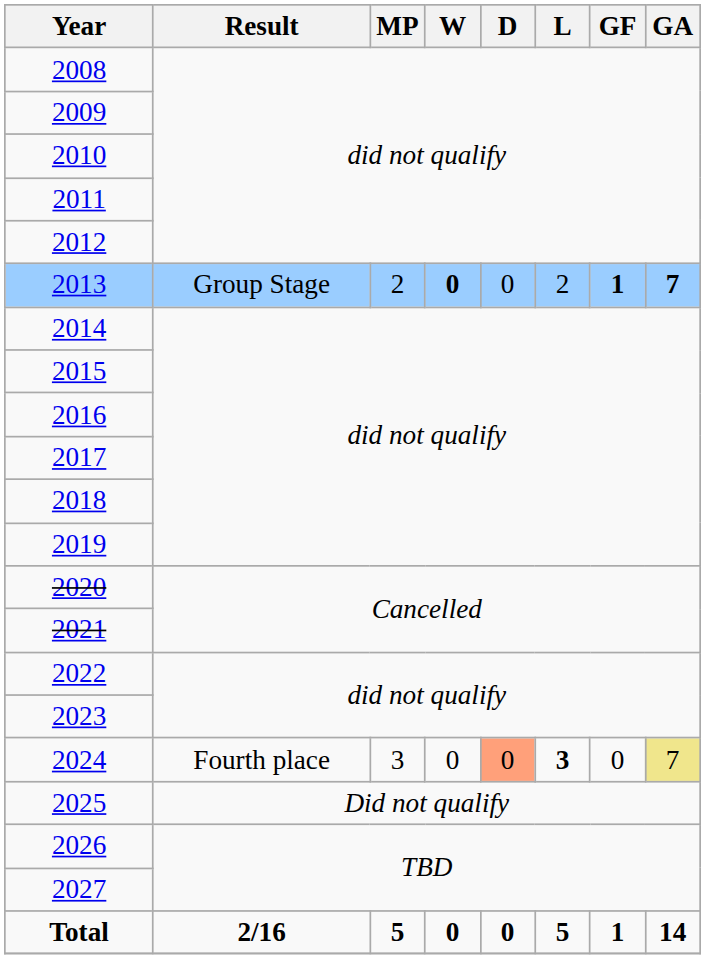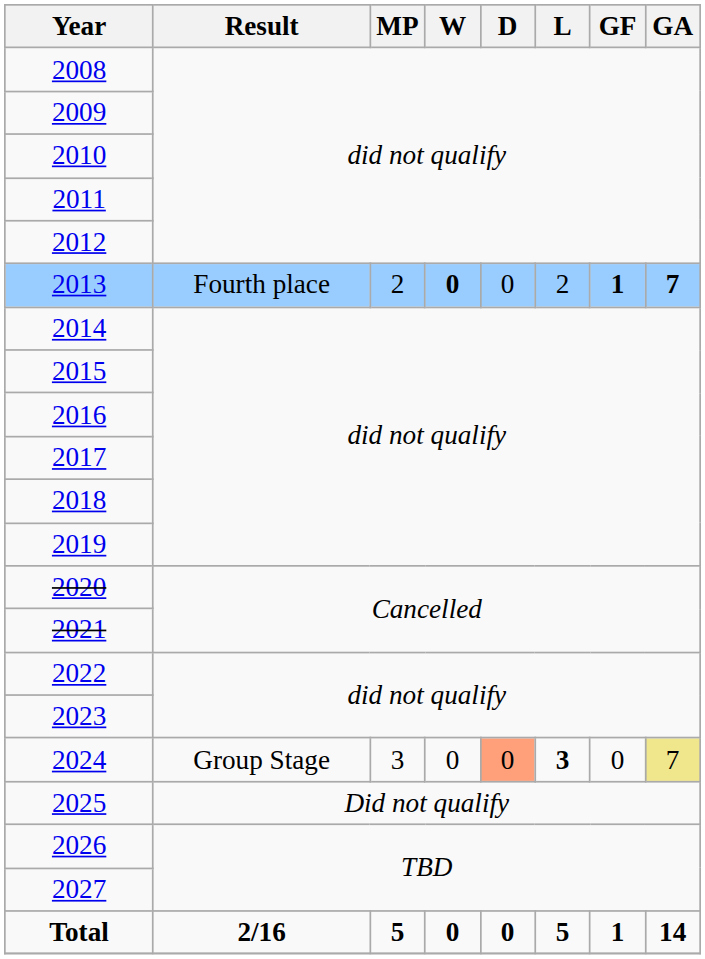(262, 284) Group Stage -> (262, 284) Fourth place
(262, 759) Fourth place -> (262, 759) Group Stage
